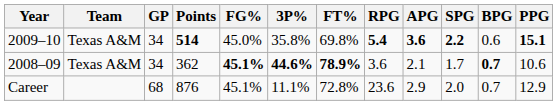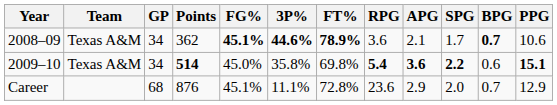rows swapped: (34, 64) <-> (34, 40)
